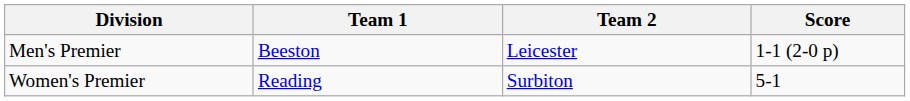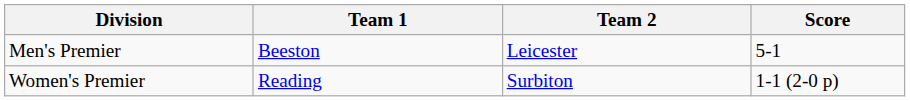(797, 50) 1-1 (2-0 p) -> (768, 50) 5-1
(768, 80) 5-1 -> (797, 80) 1-1 (2-0 p)
